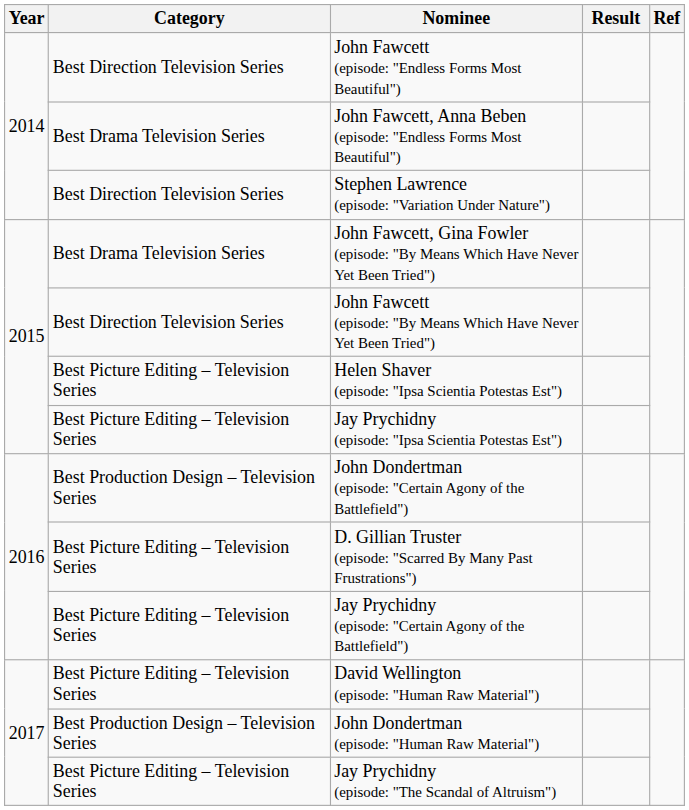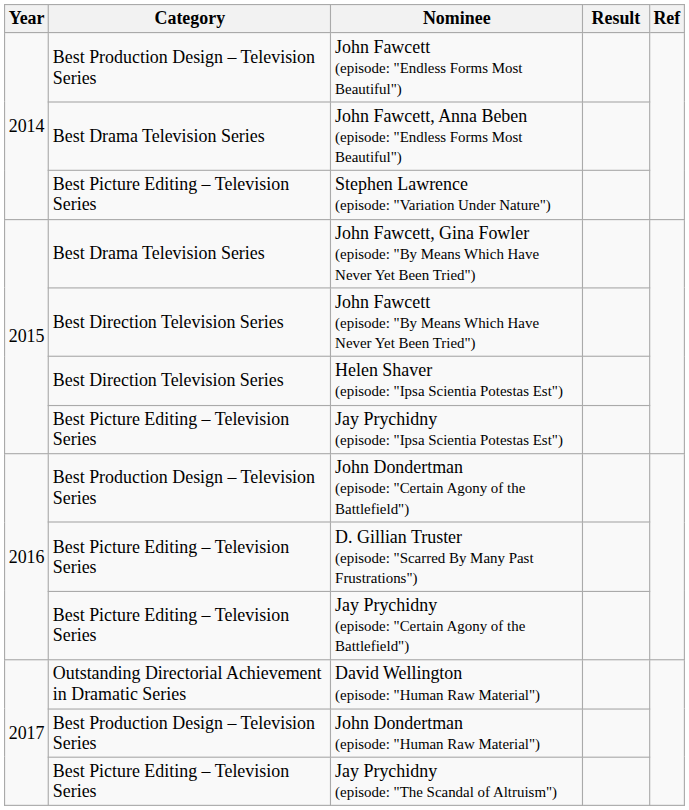(168, 67) Best Direction Television Series -> (184, 67) Best Production Design – Television Series
(168, 194) Best Direction Television Series -> (171, 194) Best Picture Editing – Television Series
(171, 380) Best Picture Editing – Television Series -> (168, 380) Best Direction Television Series
(171, 684) Best Picture Editing – Television Series -> (187, 684) Outstanding Directorial Achievement in Dramatic Series
